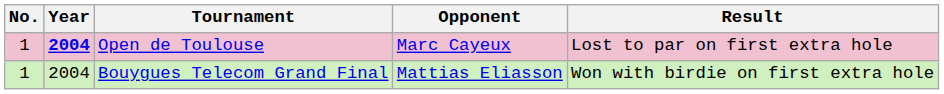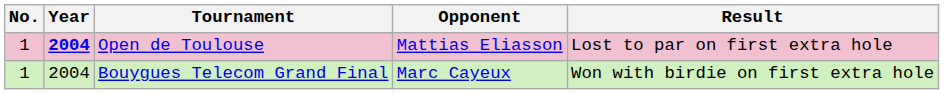(454, 47) Marc Cayeux -> (480, 47) Mattias Eliasson
(480, 75) Mattias Eliasson -> (454, 75) Marc Cayeux
